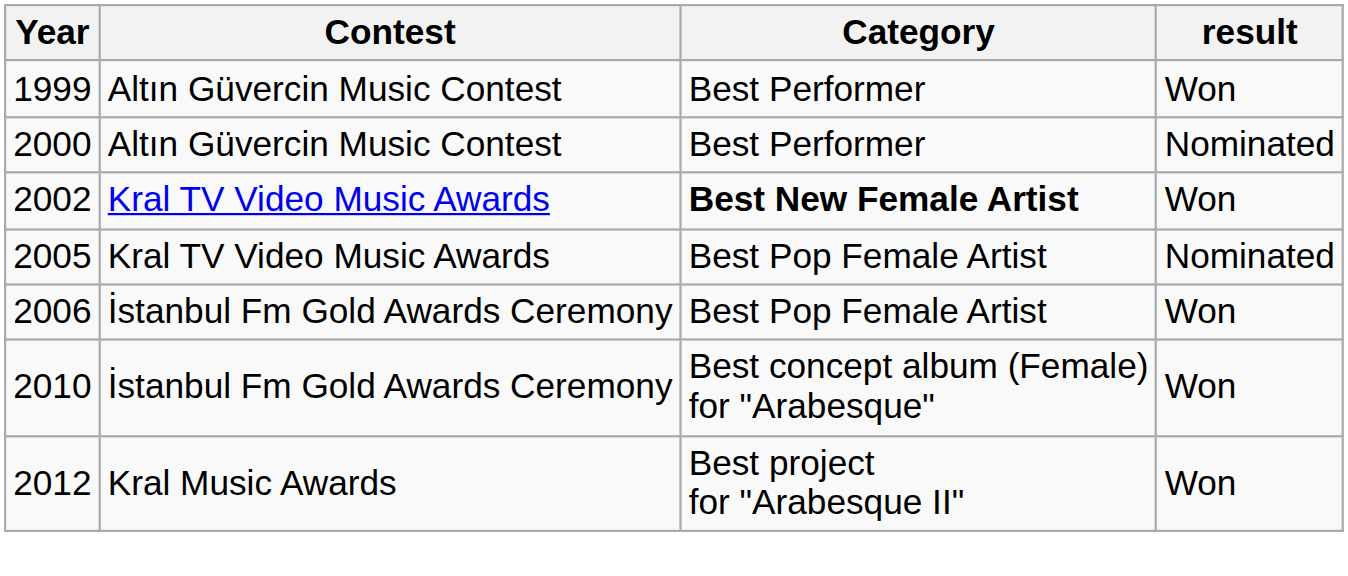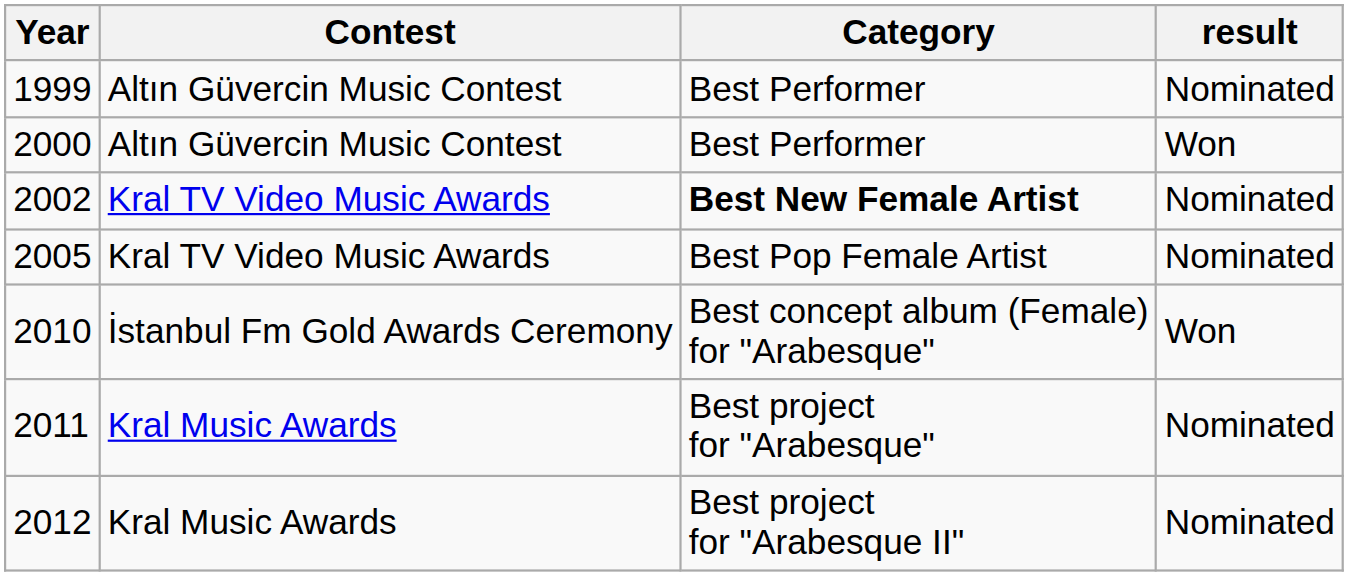(1201, 88) Won -> (1250, 88) Nominated
(1250, 144) Nominated -> (1201, 144) Won
(1201, 199) Won -> (1250, 199) Nominated
- row: (52, 311)
+ row: (51, 426)
(1201, 482) Won -> (1250, 522) Nominated
